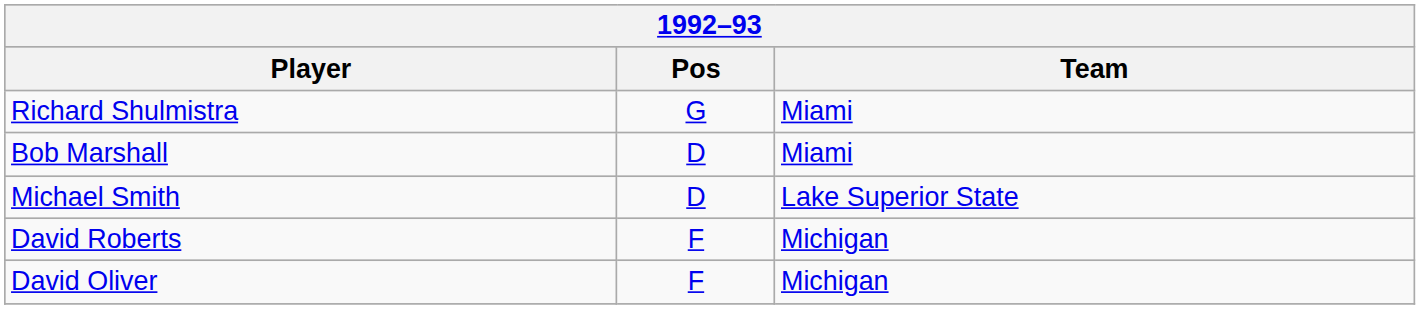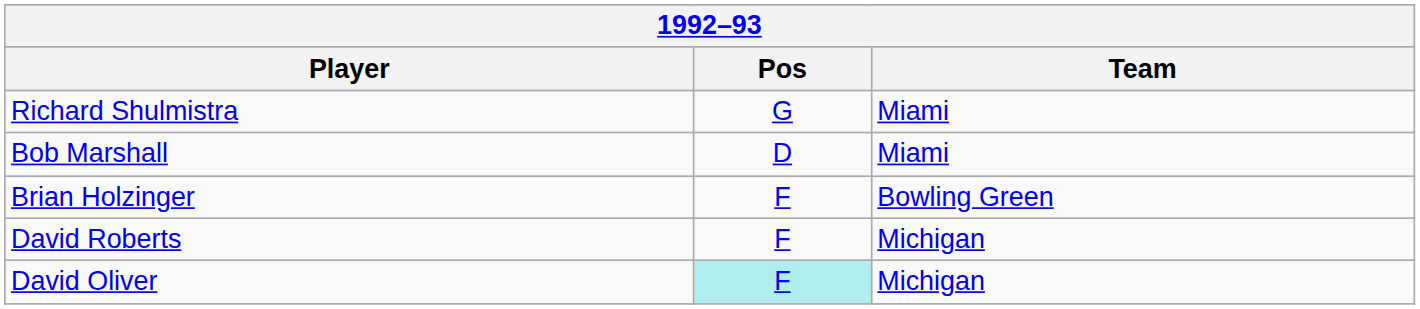- row: (95, 196)
+ row: (103, 196)
(696, 281) no background -> (782, 281) paleturquoise background
